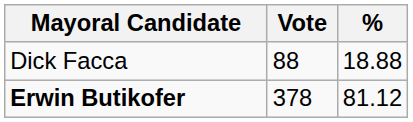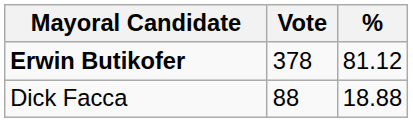rows swapped: (98, 98) <-> (69, 60)
